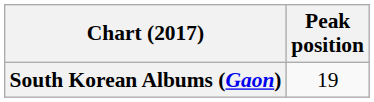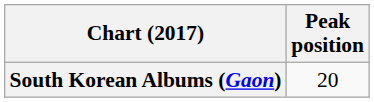(328, 79) 19 -> (328, 79) 20
